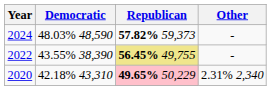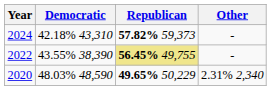(75, 35) 48.03% 48,590 -> (75, 35) 42.18% 43,310
(75, 75) 42.18% 43,310 -> (75, 75) 48.03% 48,590
(157, 75) pink background -> (157, 75) no background
